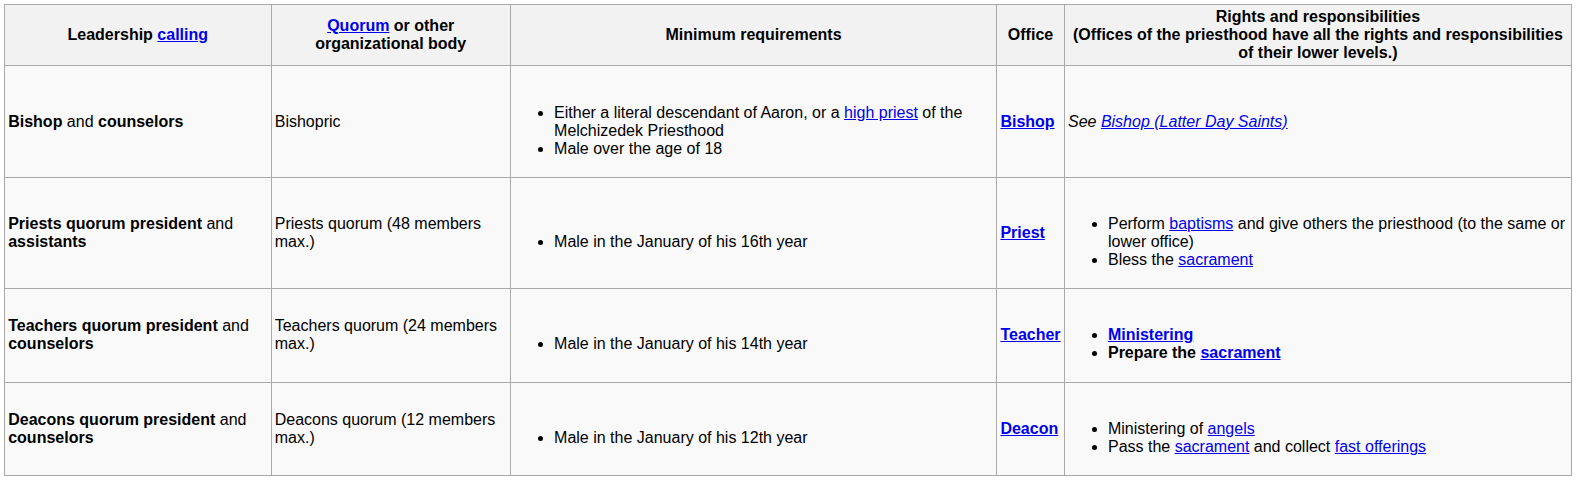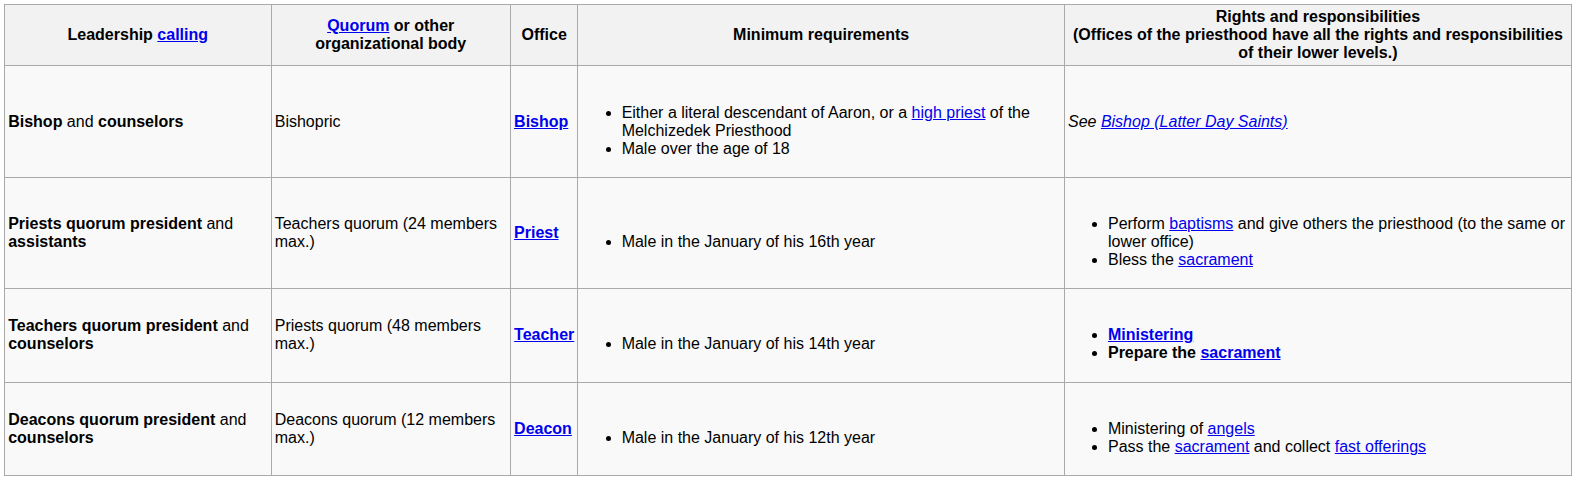columns swapped: (1030, 35) <-> (754, 35)
(378, 232) Priests quorum (48 members max.) -> (386, 232) Teachers quorum (24 members max.)
(386, 335) Teachers quorum (24 members max.) -> (378, 335) Priests quorum (48 members max.)
